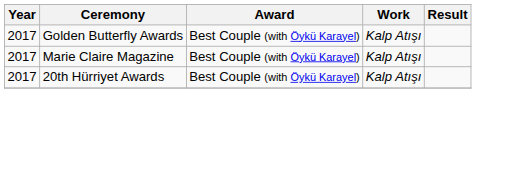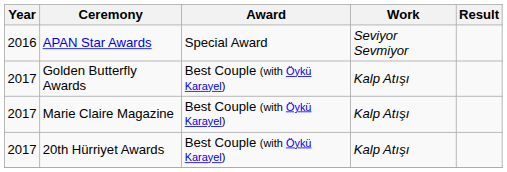+ row: (97, 43)
